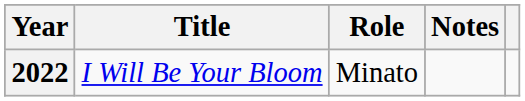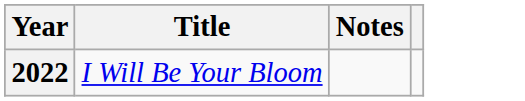- column: (377, 27)
